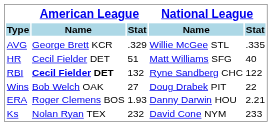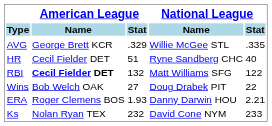(191, 59) Matt Williams SFG -> (196, 59) Ryne Sandberg CHC
(196, 72) Ryne Sandberg CHC -> (191, 72) Matt Williams SFG
